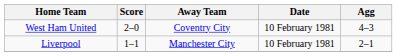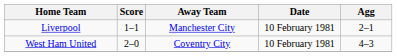rows swapped: (61, 43) <-> (61, 28)
